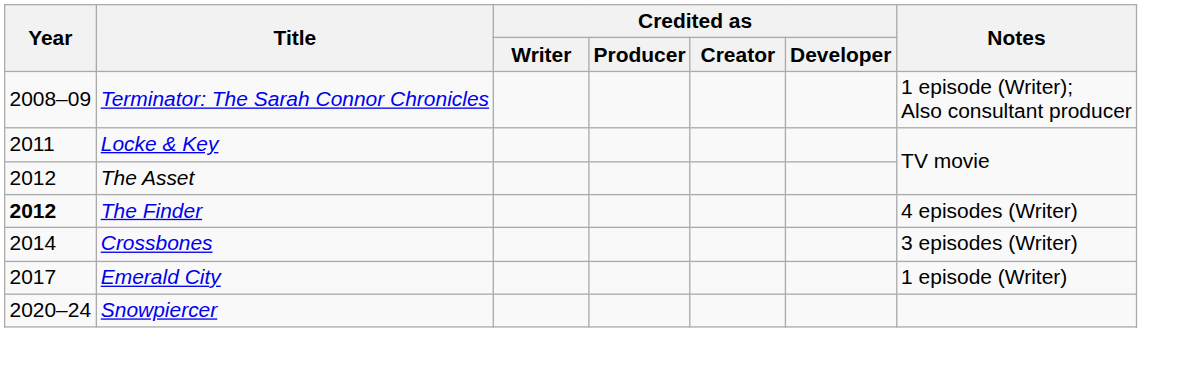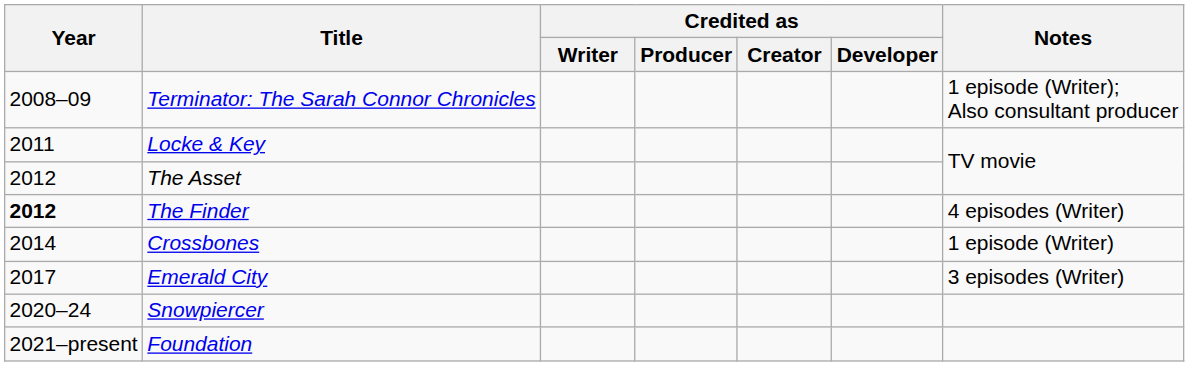(989, 244) 3 episodes (Writer) -> (1031, 244) 1 episode (Writer)
(984, 277) 1 episode (Writer) -> (1036, 277) 3 episodes (Writer)
+ row: (200, 343)
